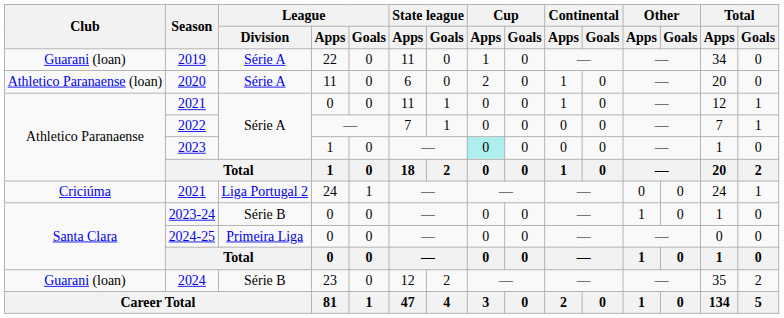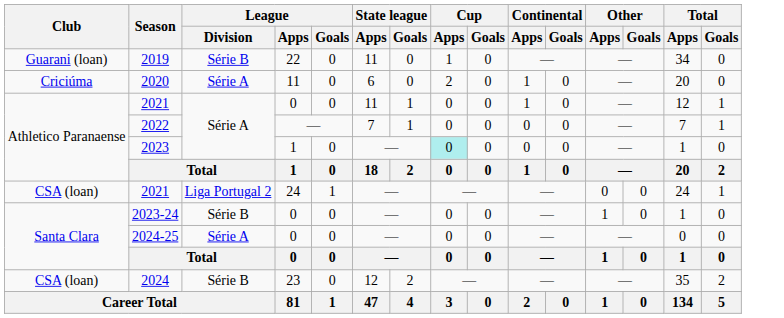(265, 59) Série A -> (228, 59) Série B
(85, 81) Athletico Paranaense (loan) -> (67, 81) Criciúma
(85, 192) Criciúma -> (67, 192) CSA (loan)
(265, 236) Primeira Liga -> (228, 236) Série A
(85, 280) Guarani (loan) -> (67, 280) CSA (loan)
